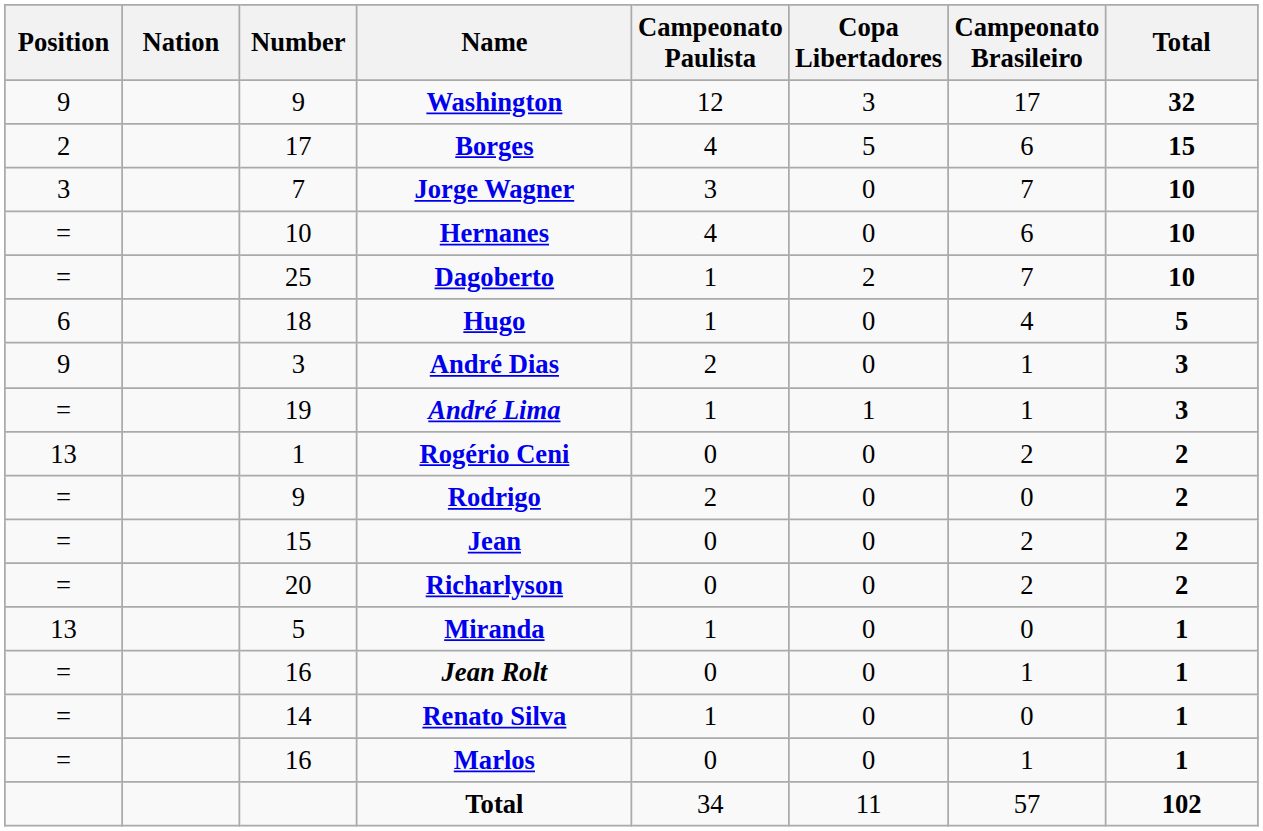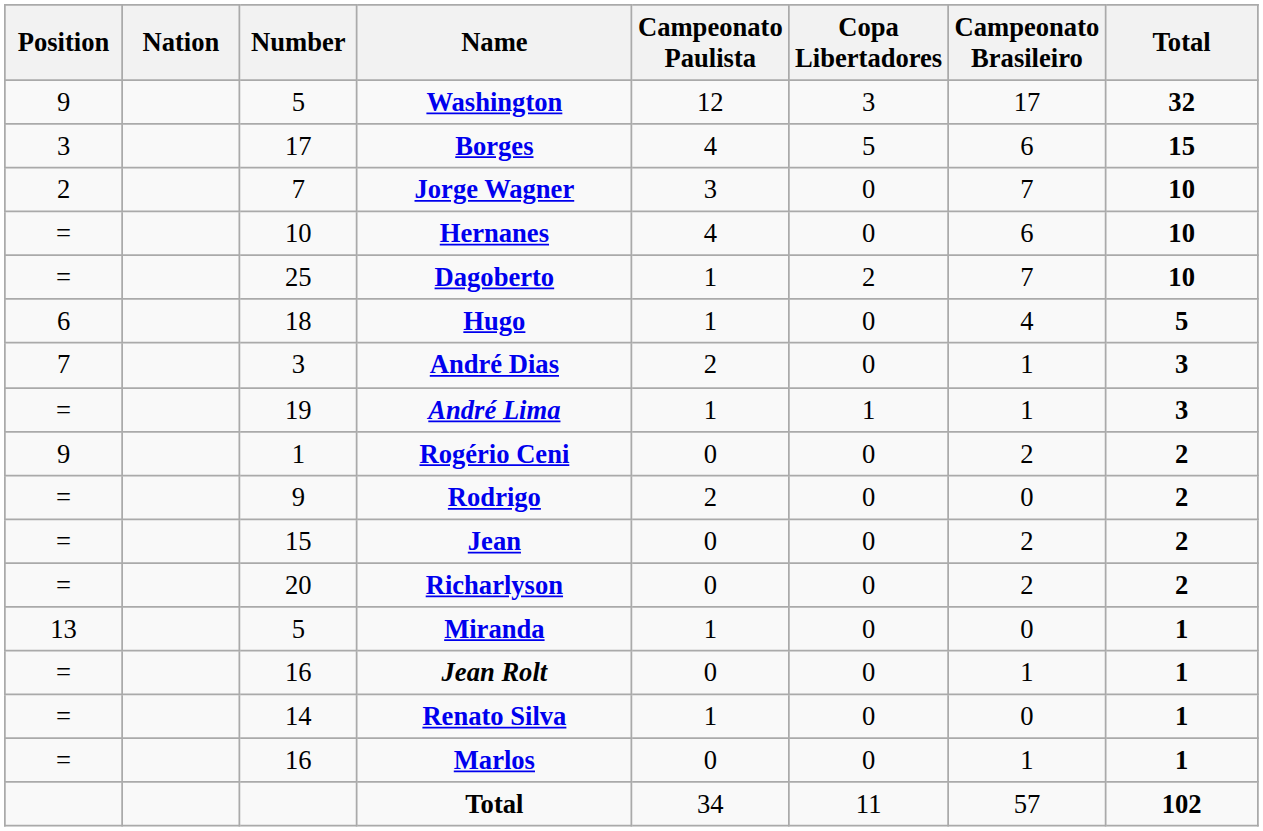(298, 101) 9 -> (298, 101) 5
(64, 145) 2 -> (64, 145) 3
(64, 189) 3 -> (64, 189) 2
(64, 365) 9 -> (64, 365) 7
(64, 452) 13 -> (64, 452) 9
